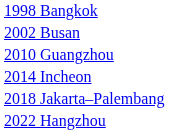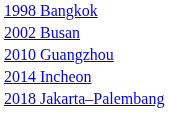- row: (55, 120)
